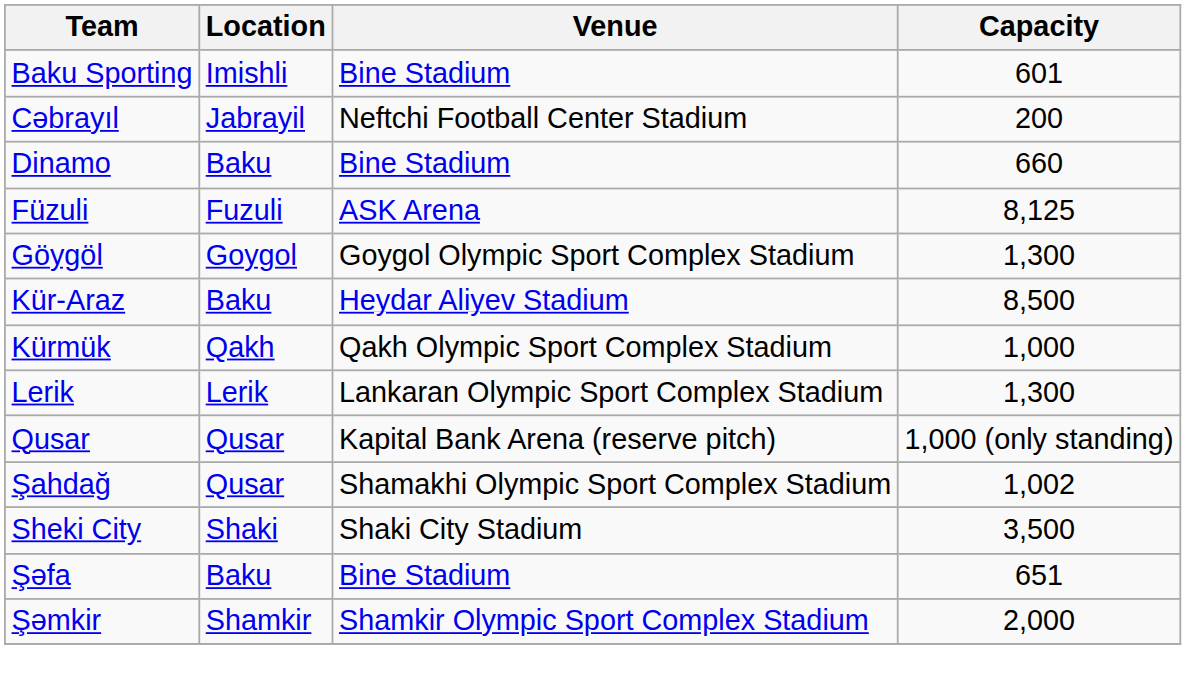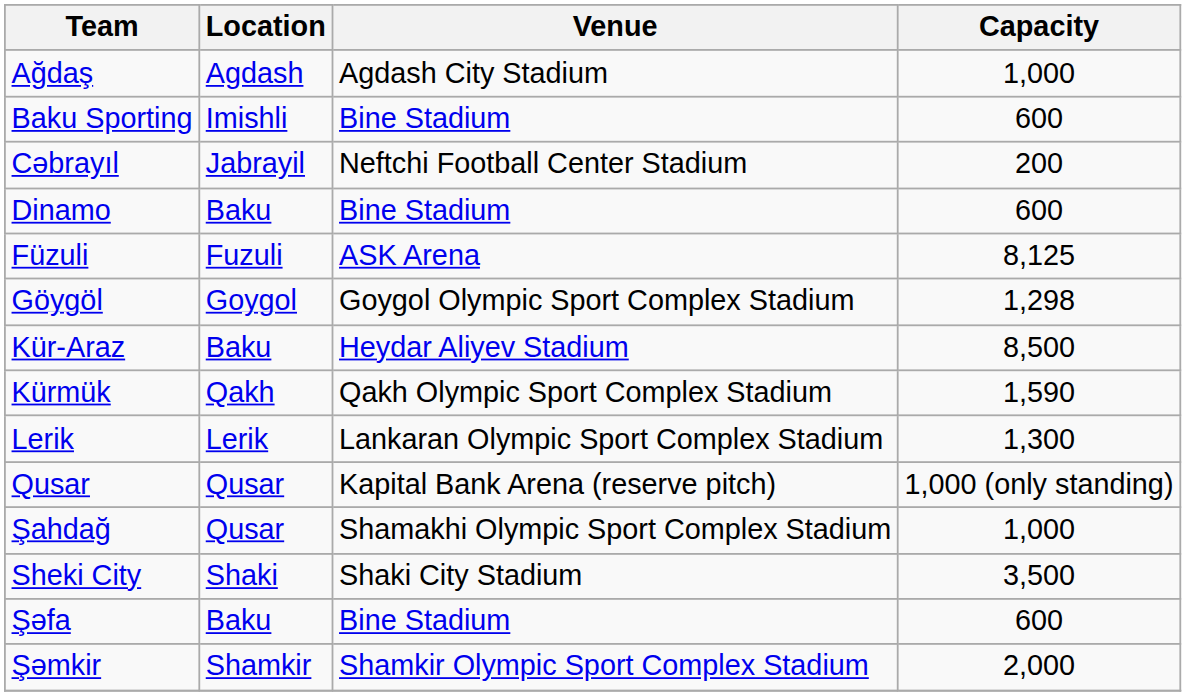+ row: (52, 73)
(1039, 73) 601 -> (1039, 118) 600
(1039, 164) 660 -> (1039, 210) 600
(1039, 255) 1,300 -> (1039, 301) 1,298
(1039, 347) 1,000 -> (1039, 392) 1,590
(1039, 484) 1,002 -> (1039, 529) 1,000
(1039, 575) 651 -> (1039, 621) 600
